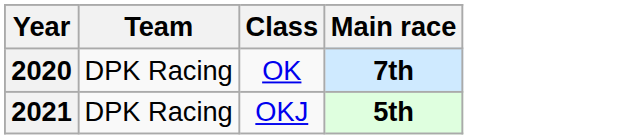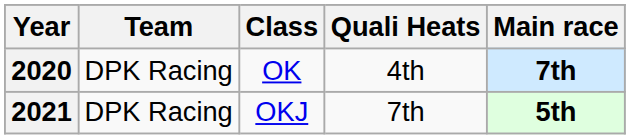+ column: (406, 27)
